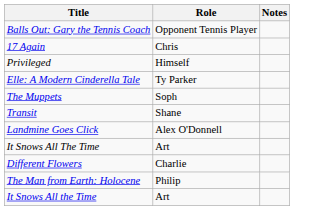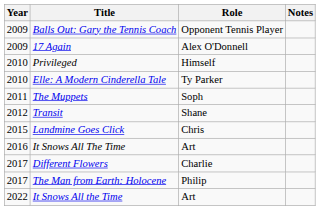+ column: (17, 12)
(167, 46) Chris -> (215, 46) Alex O'Donnell
(189, 130) Alex O'Donnell -> (193, 130) Chris
